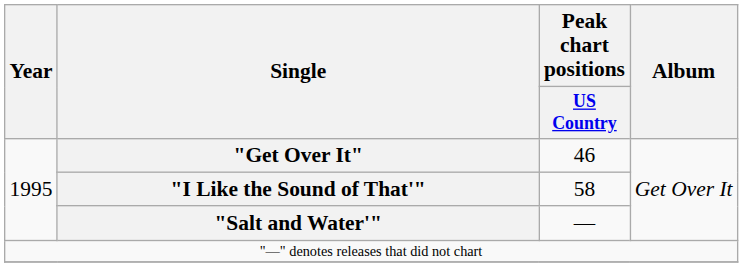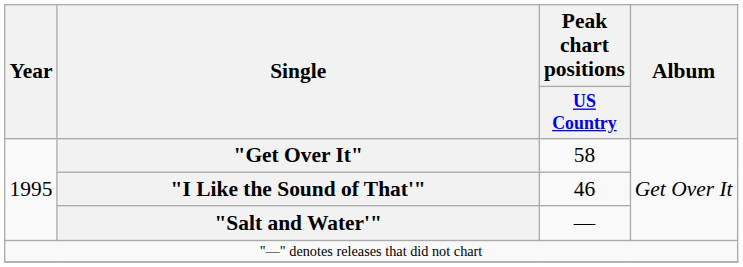(584, 155) 46 -> (584, 155) 58
(584, 189) 58 -> (584, 189) 46
